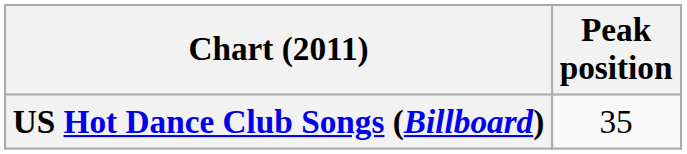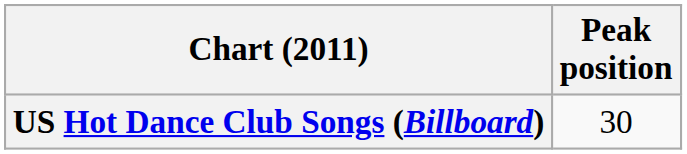(616, 121) 35 -> (616, 121) 30
